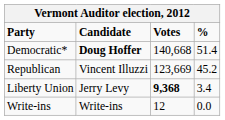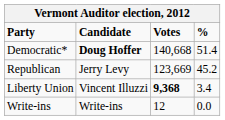(113, 69) Vincent Illuzzi -> (104, 69) Jerry Levy
(104, 87) Jerry Levy -> (113, 87) Vincent Illuzzi
